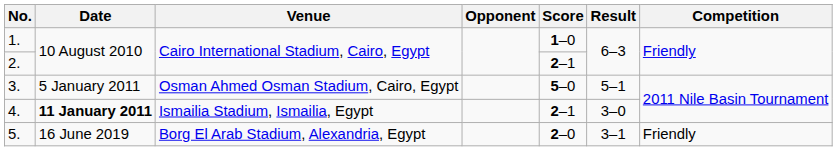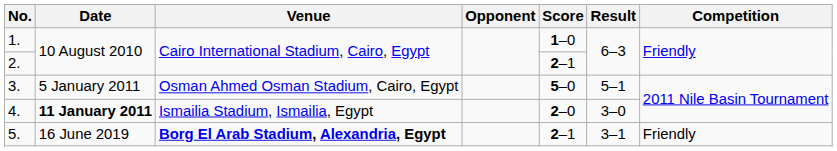(563, 110) 2–1 -> (563, 110) 2–0
(292, 134) normal -> (302, 134) bold
(563, 134) 2–0 -> (563, 134) 2–1
